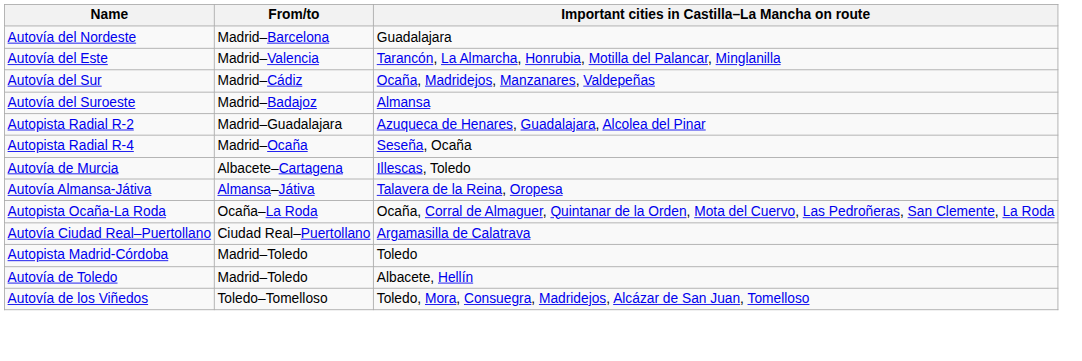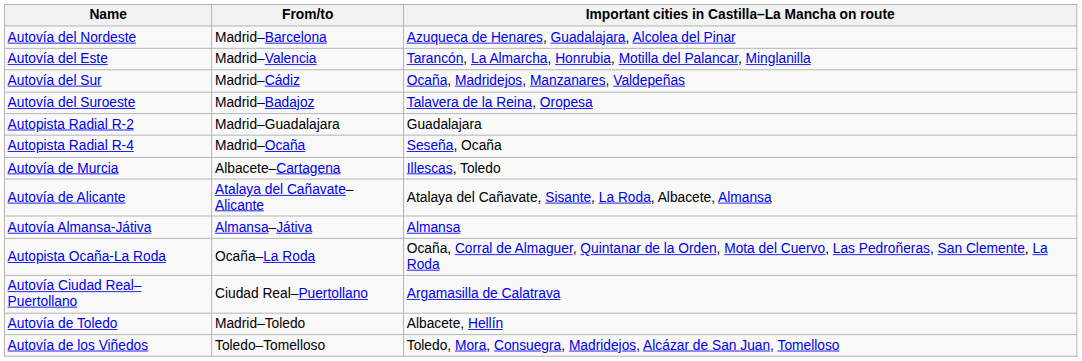(414, 37) Guadalajara -> (571, 37) Azuqueca de Henares, Guadalajara, Alcolea del Pinar
(404, 102) Almansa -> (500, 102) Talavera de la Reina, Oropesa
(541, 124) Azuqueca de Henares, Guadalajara, Alcolea del Pinar -> (444, 124) Guadalajara
+ row: (67, 197)
(470, 189) Talavera de la Reina, Oropesa -> (434, 227) Almansa
- row: (88, 255)
